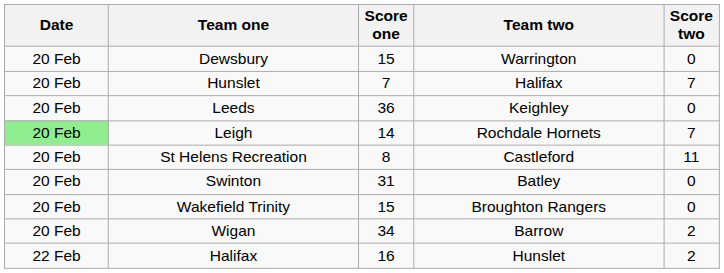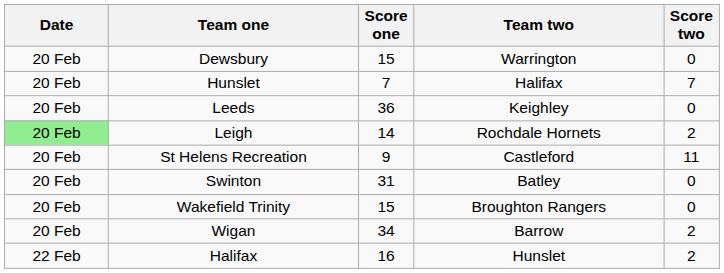(691, 132) 7 -> (691, 132) 2
(386, 157) 8 -> (386, 157) 9
